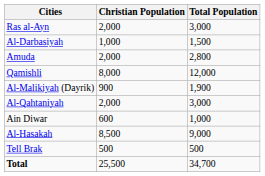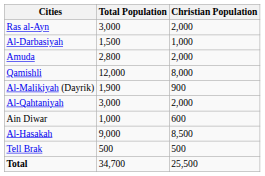columns swapped: (223, 12) <-> (142, 12)
